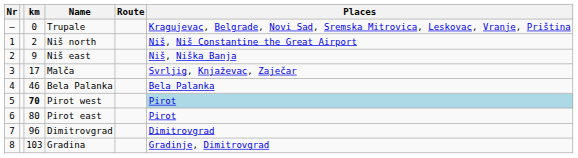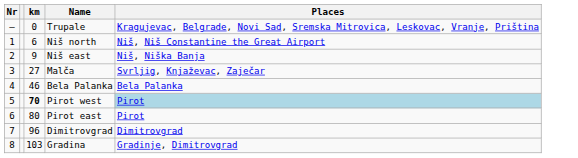- column: (131, 12)
(34, 41) 2 -> (34, 41) 6
(34, 71) 17 -> (34, 71) 27
